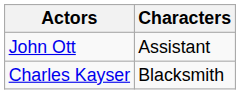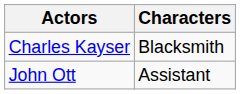rows swapped: (69, 74) <-> (42, 46)
